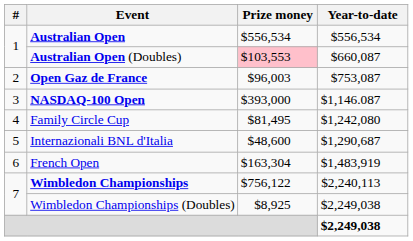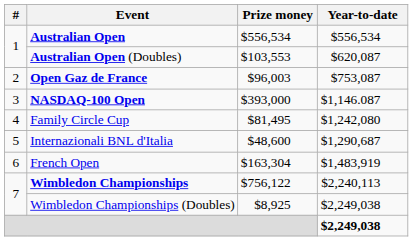(266, 57) pink background -> (266, 57) no background
(356, 57) $660,087 -> (356, 57) $620,087
